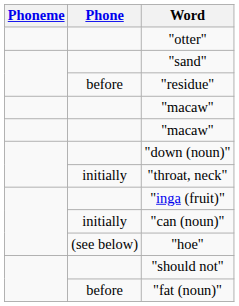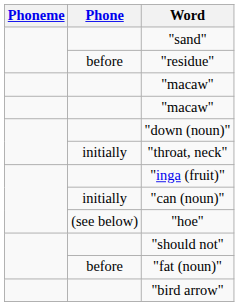- row: (105, 39)
+ row: (105, 290)
